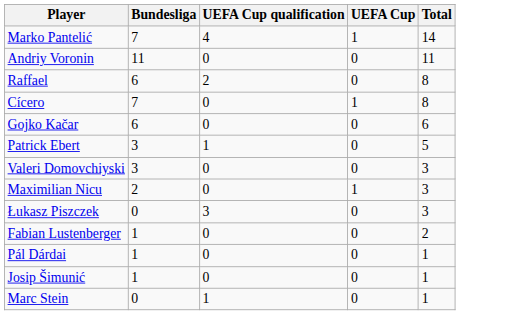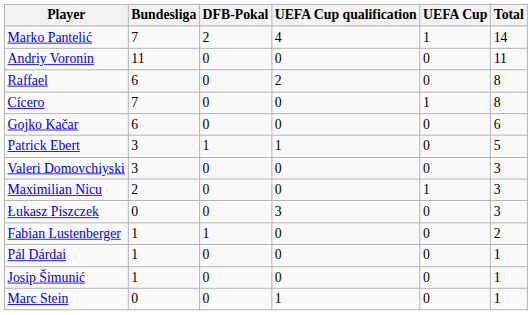+ column: (235, 15)
